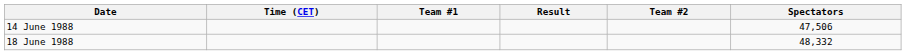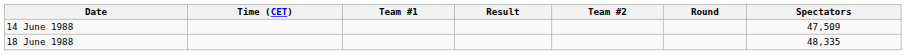+ column: (705, 12)
(816, 27) 47,506 -> (824, 27) 47,509
(816, 42) 48,332 -> (824, 42) 48,335
